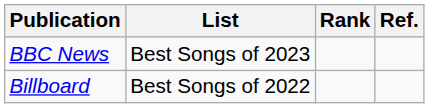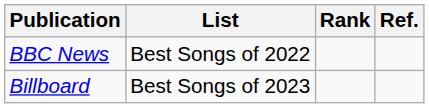(220, 53) Best Songs of 2023 -> (220, 53) Best Songs of 2022
(220, 86) Best Songs of 2022 -> (220, 86) Best Songs of 2023
